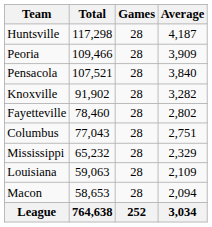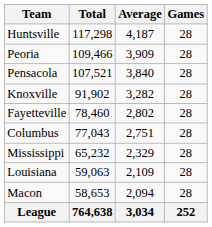columns swapped: (137, 14) <-> (182, 14)
